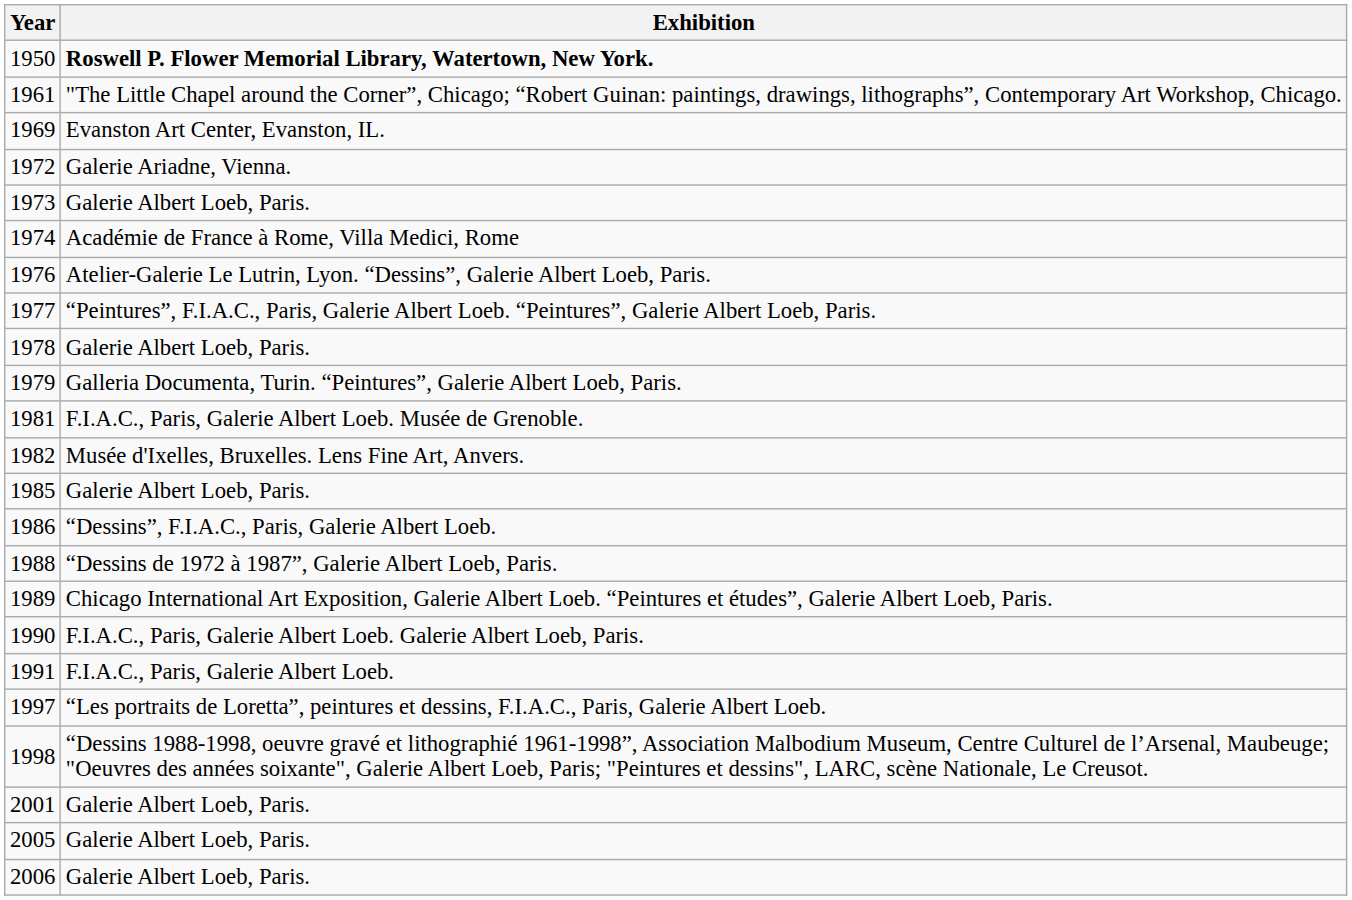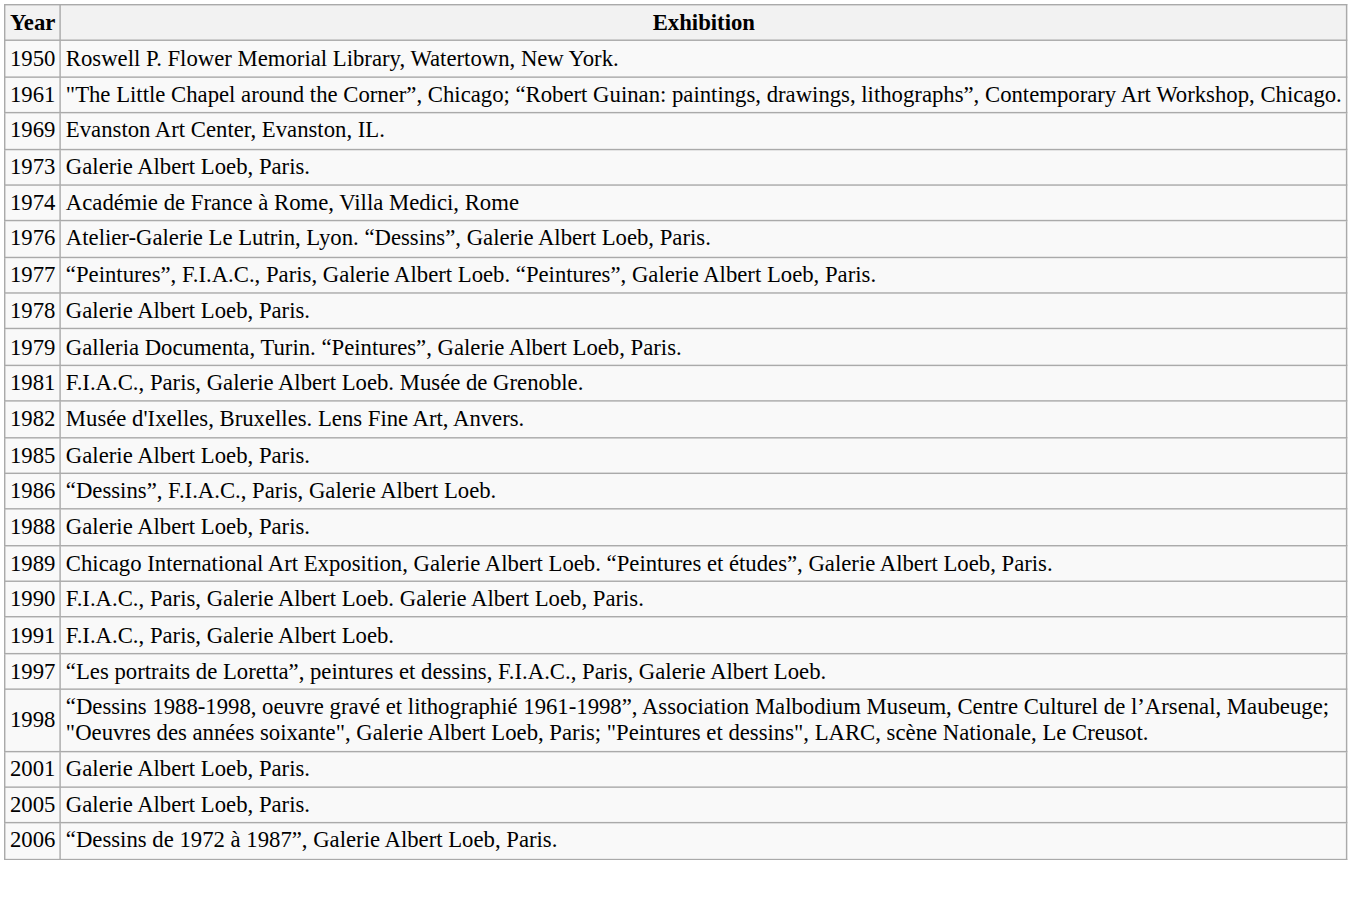(360, 58) bold -> (342, 58) normal
- row: (33, 166)
(312, 563) “Dessins de 1972 à 1987”, Galerie Albert Loeb, Paris. -> (188, 526) Galerie Albert Loeb, Paris.
(188, 876) Galerie Albert Loeb, Paris. -> (312, 840) “Dessins de 1972 à 1987”, Galerie Albert Loeb, Paris.
